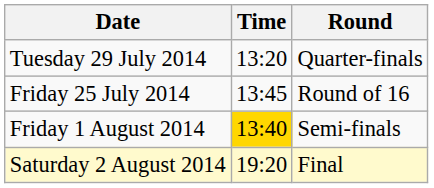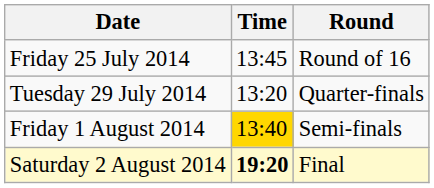rows swapped: (100, 93) <-> (108, 57)
(262, 164) normal -> (262, 164) bold
